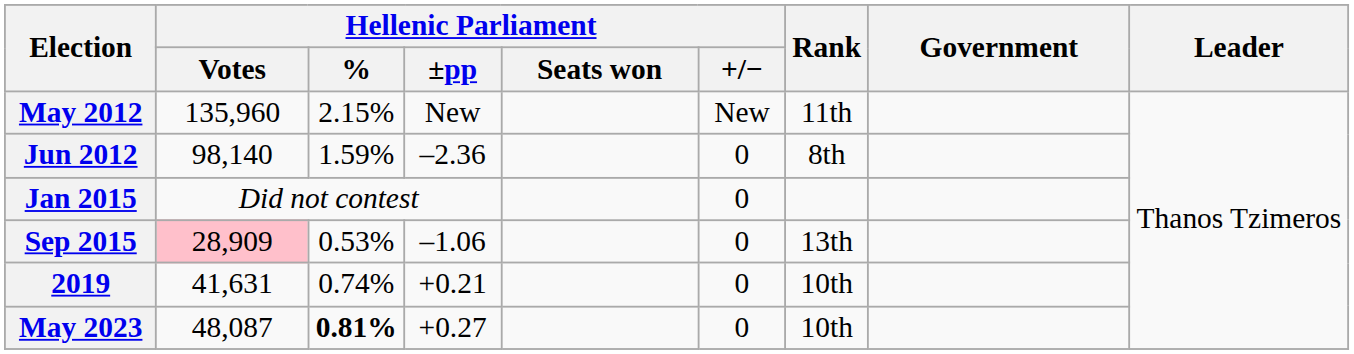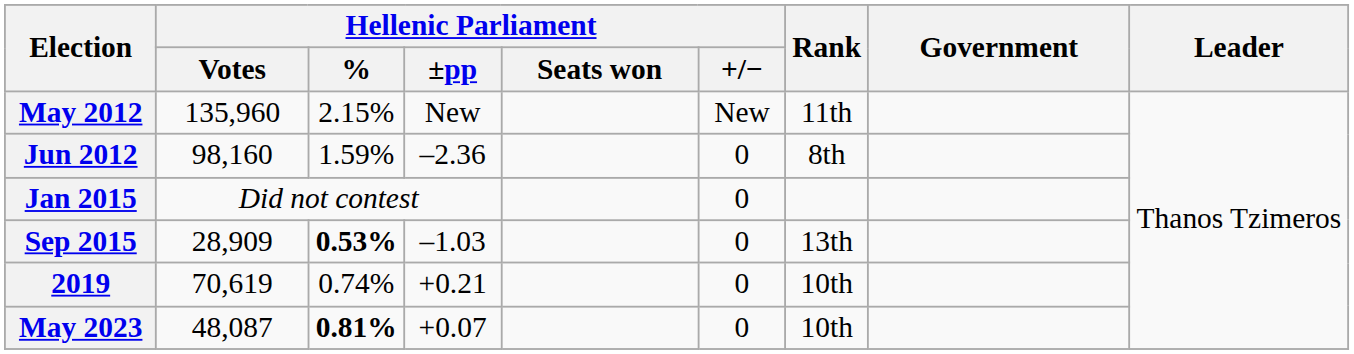(232, 155) 98,140 -> (232, 155) 98,160
(232, 241) pink background -> (232, 241) no background
(356, 241) normal -> (356, 241) bold
(453, 241) –1.06 -> (453, 241) –1.03
(232, 284) 41,631 -> (232, 284) 70,619
(453, 327) +0.27 -> (453, 327) +0.07
